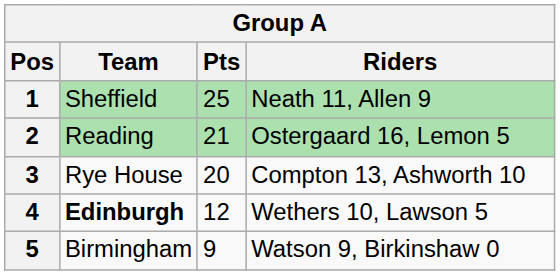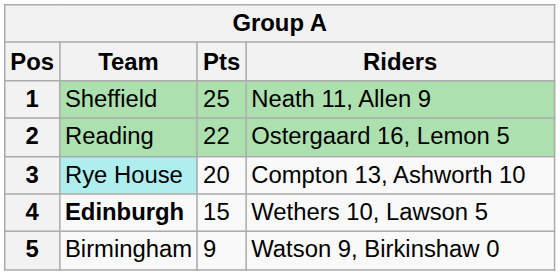(216, 136) 21 -> (216, 136) 22
(124, 174) no background -> (124, 174) paleturquoise background
(216, 212) 12 -> (216, 212) 15
